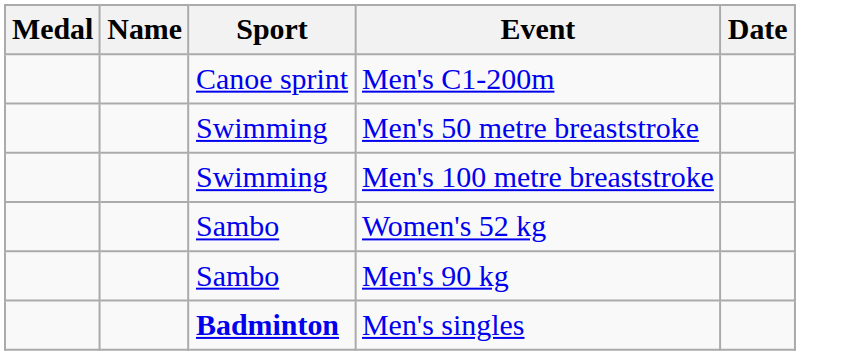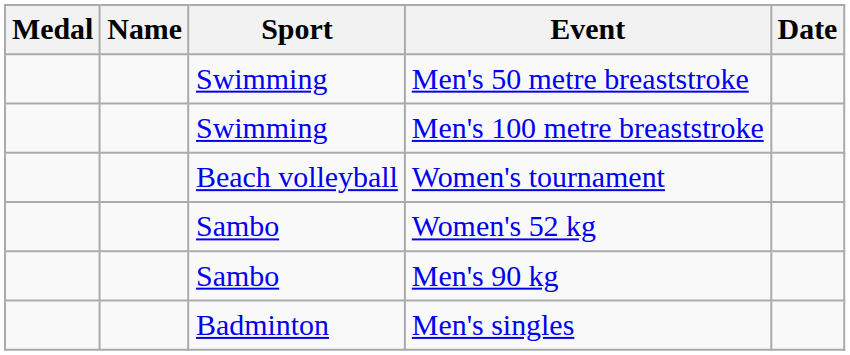- row: (458, 78)
+ row: (538, 177)
(268, 325) bold -> (263, 325) normal
